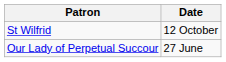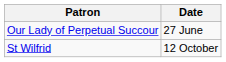rows swapped: (83, 48) <-> (29, 30)
